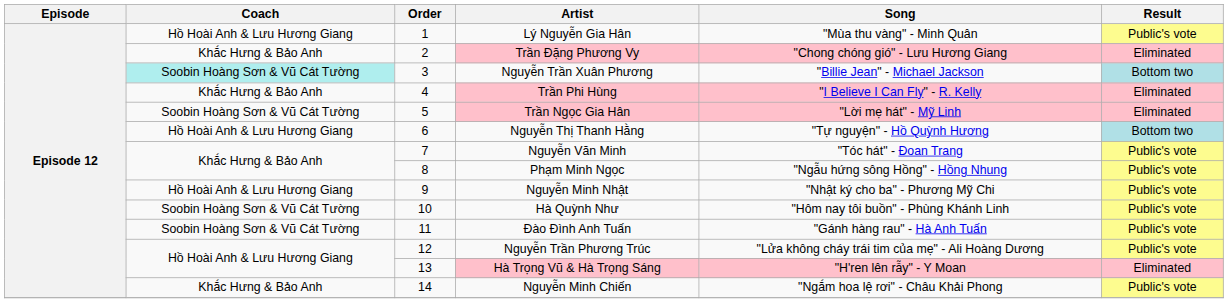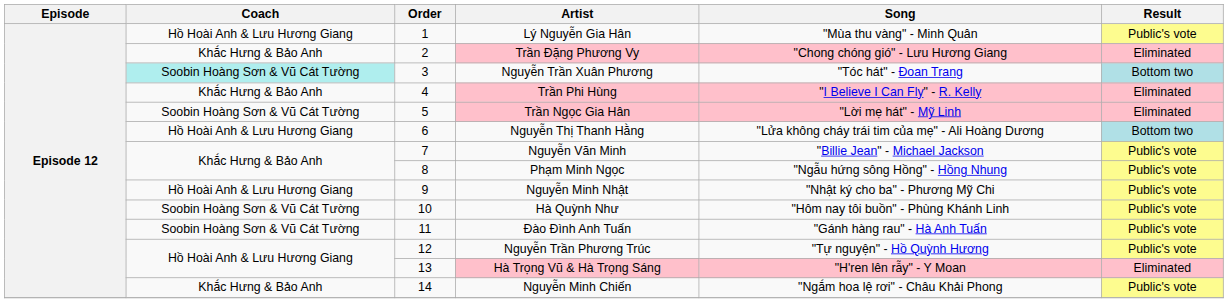(900, 72) "Billie Jean" - Michael Jackson -> (900, 72) "Tóc hát" - Đoan Trang
(900, 131) "Tự nguyện" - Hồ Quỳnh Hương -> (900, 131) "Lửa không cháy trái tim của mẹ" - Ali Hoàng Dương
(900, 151) "Tóc hát" - Đoan Trang -> (900, 151) "Billie Jean" - Michael Jackson
(900, 248) "Lửa không cháy trái tim của mẹ" - Ali Hoàng Dương -> (900, 248) "Tự nguyện" - Hồ Quỳnh Hương
